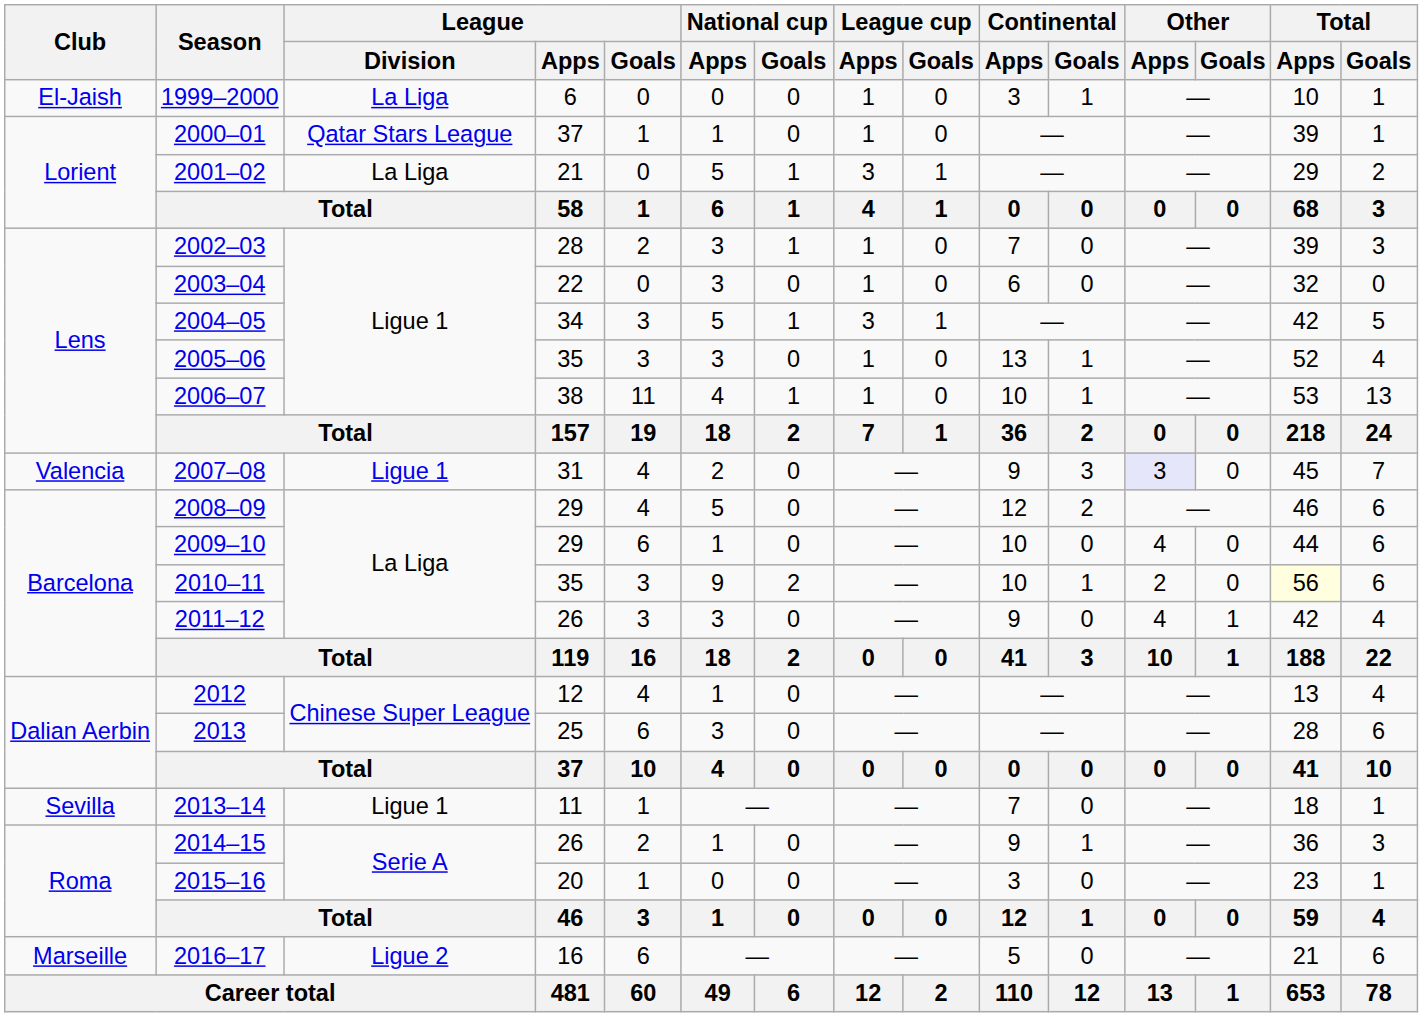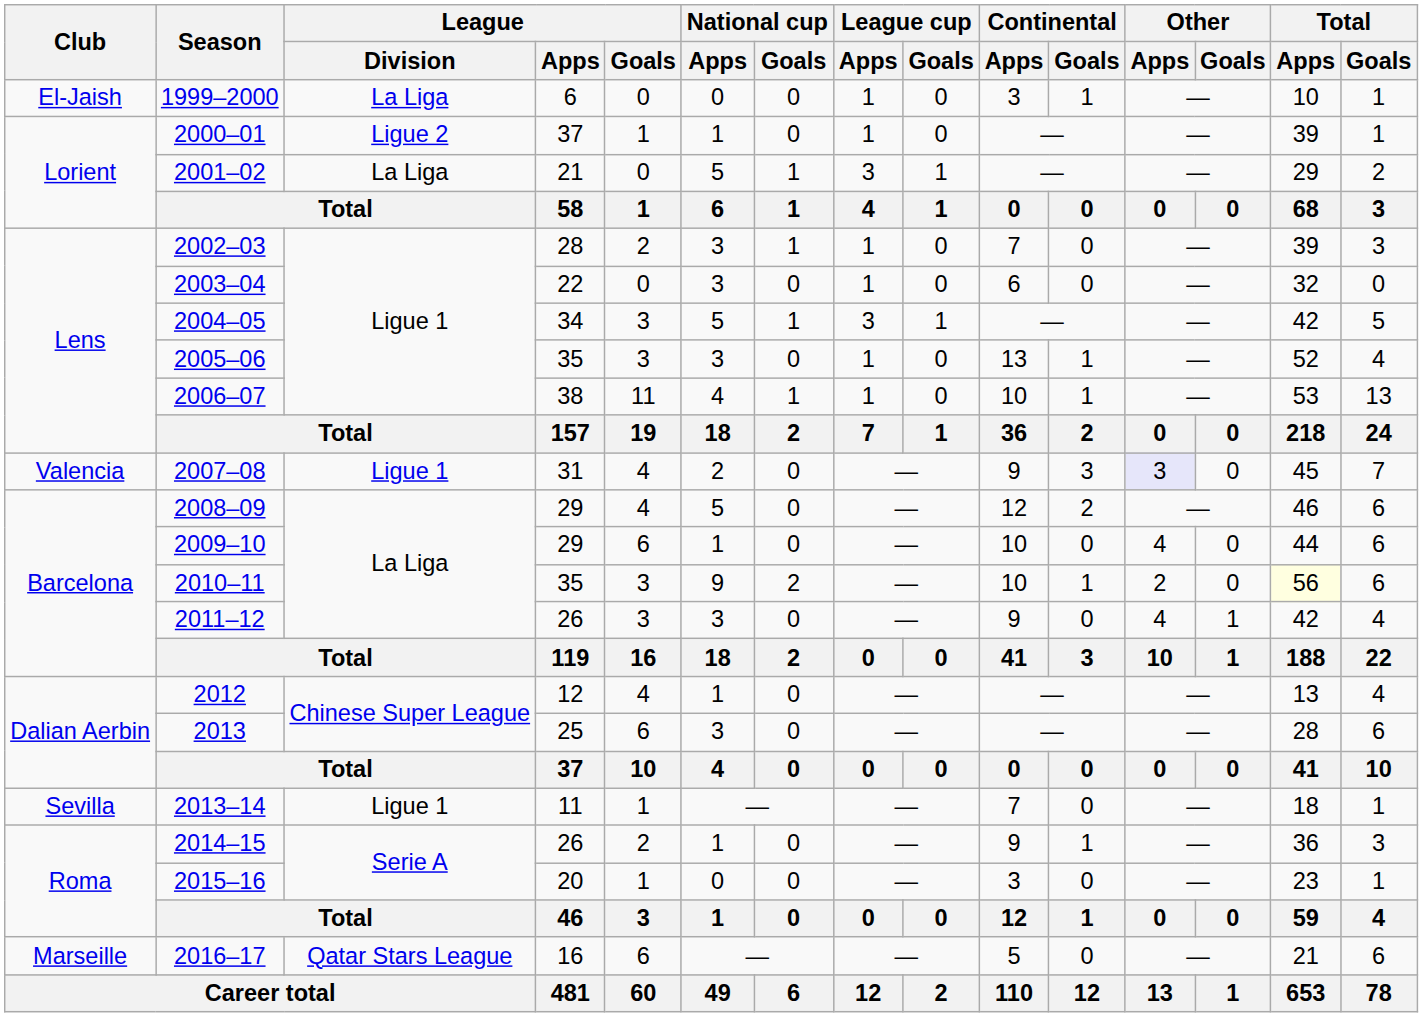(410, 135) Qatar Stars League -> (410, 135) Ligue 2
(410, 955) Ligue 2 -> (410, 955) Qatar Stars League
